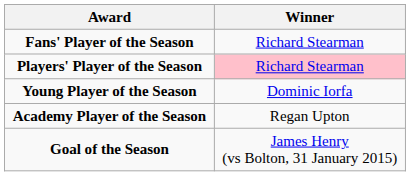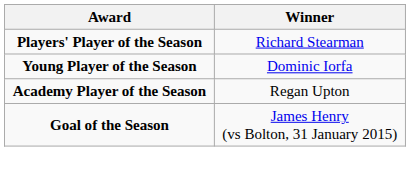- row: (109, 41)
(310, 66) pink background -> (310, 41) no background
